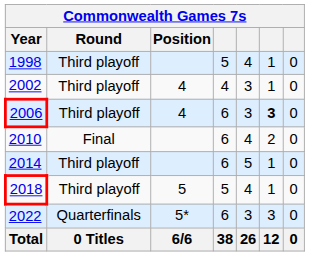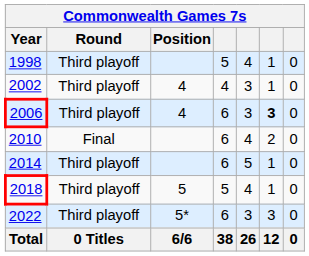(99, 215) Quarterfinals -> (99, 215) Third playoff
